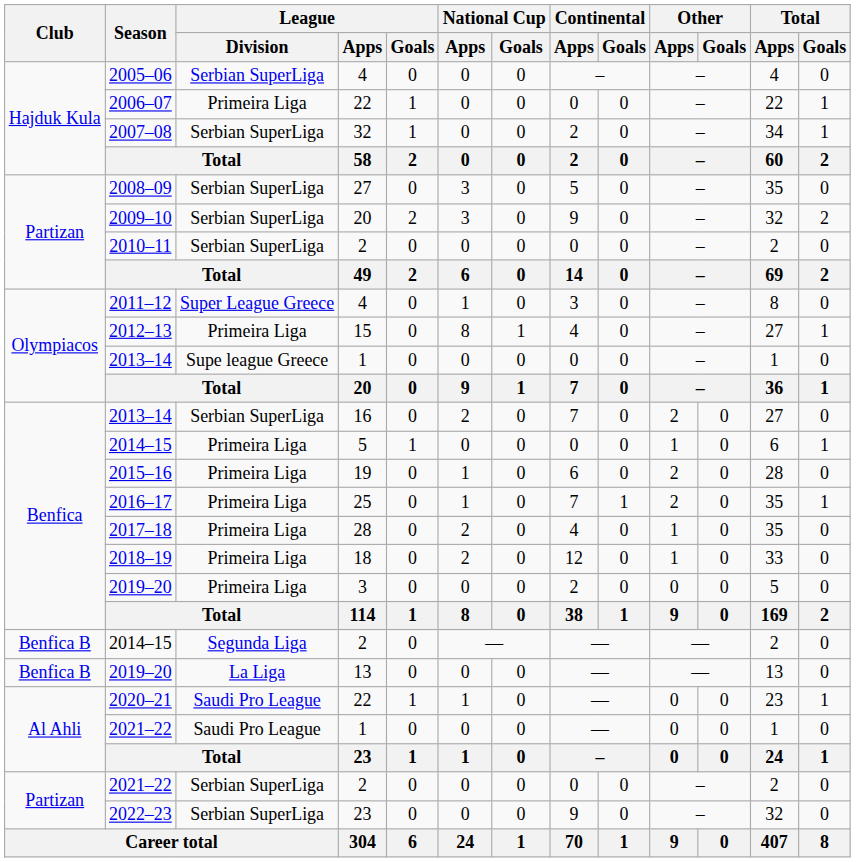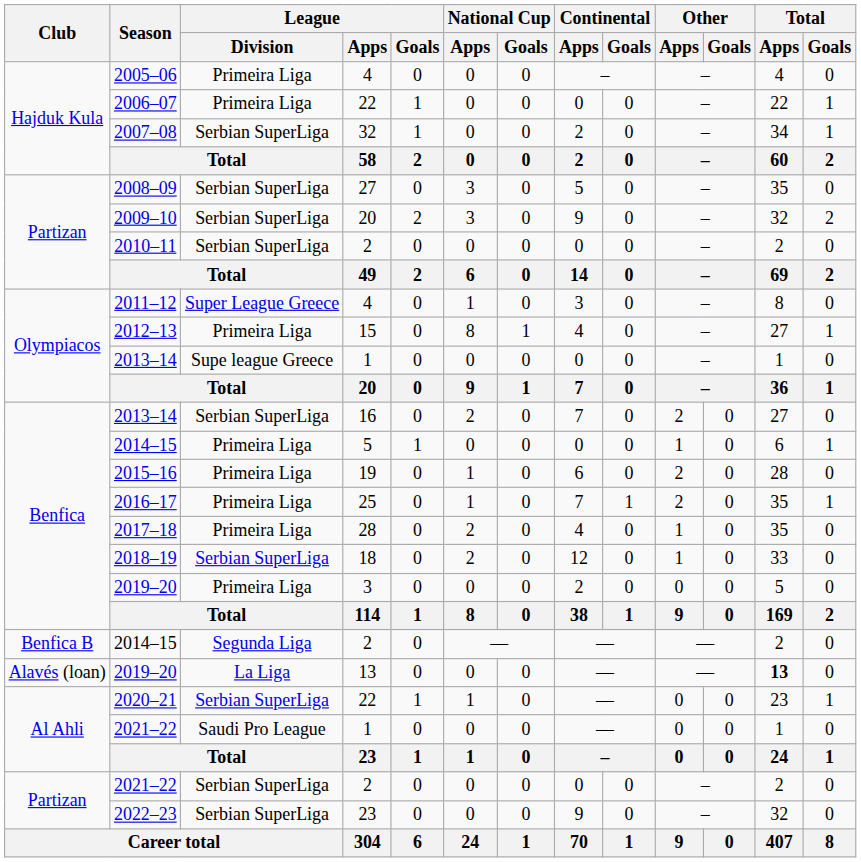(257, 75) Serbian SuperLiga -> (262, 75) Primeira Liga
(257, 558) Primeira Liga -> (262, 558) Serbian SuperLiga
(55, 672) Benfica B -> (57, 672) Alavés (loan)
(774, 672) normal -> (779, 672) bold
(257, 700) Saudi Pro League -> (262, 700) Serbian SuperLiga
